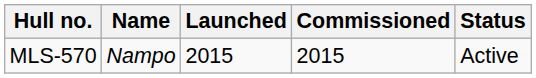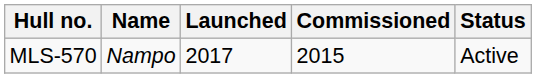(209, 55) 2015 -> (209, 55) 2017
